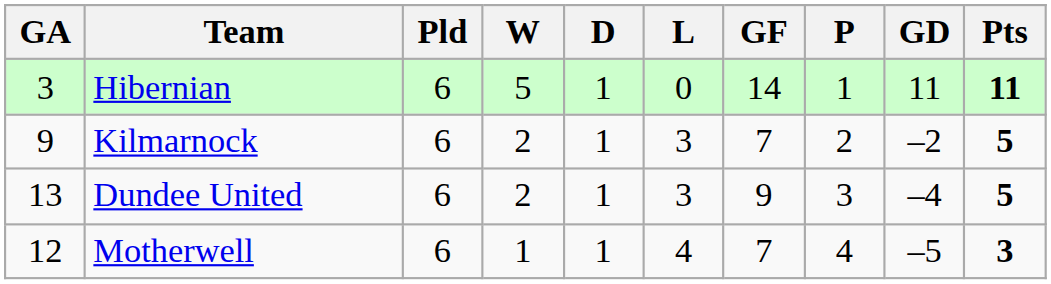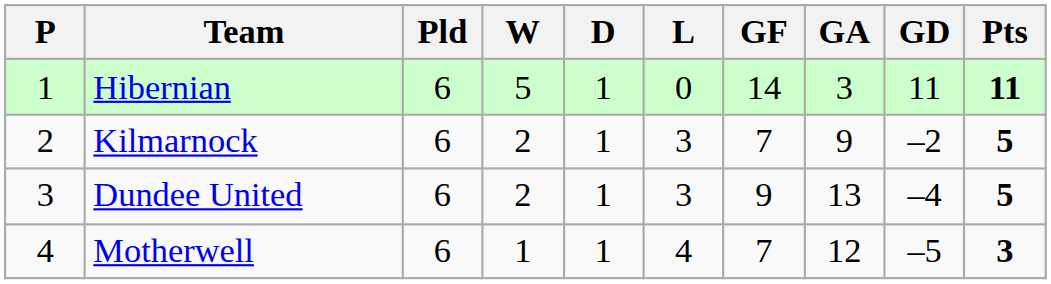columns swapped: (844, 31) <-> (45, 31)
